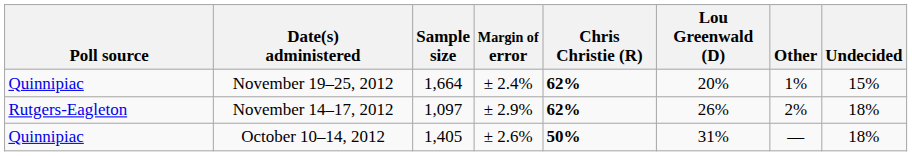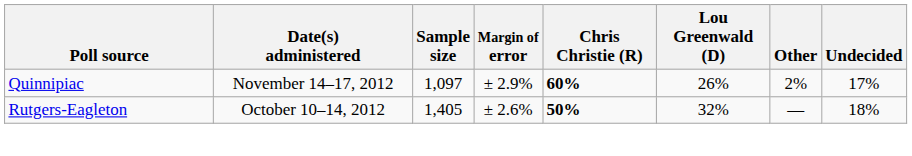- row: (313, 83)
(68, 109) Rutgers-Eagleton -> (46, 83) Quinnipiac
(563, 109) 62% -> (563, 83) 60%
(864, 109) 18% -> (864, 83) 17%
(46, 136) Quinnipiac -> (68, 109) Rutgers-Eagleton
(713, 136) 31% -> (713, 109) 32%
